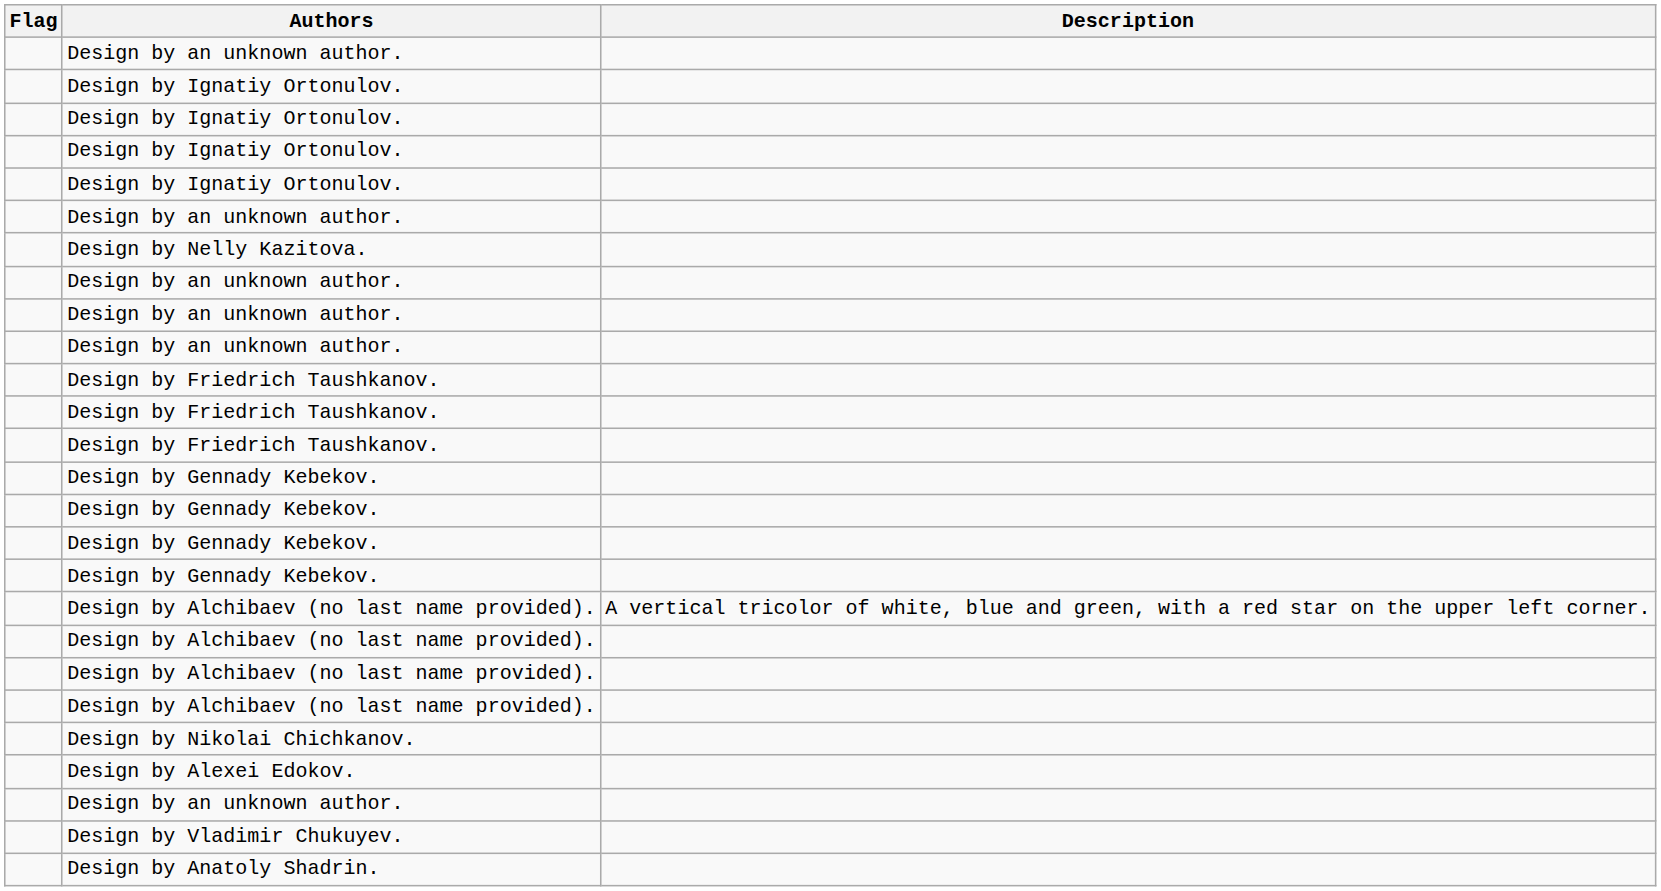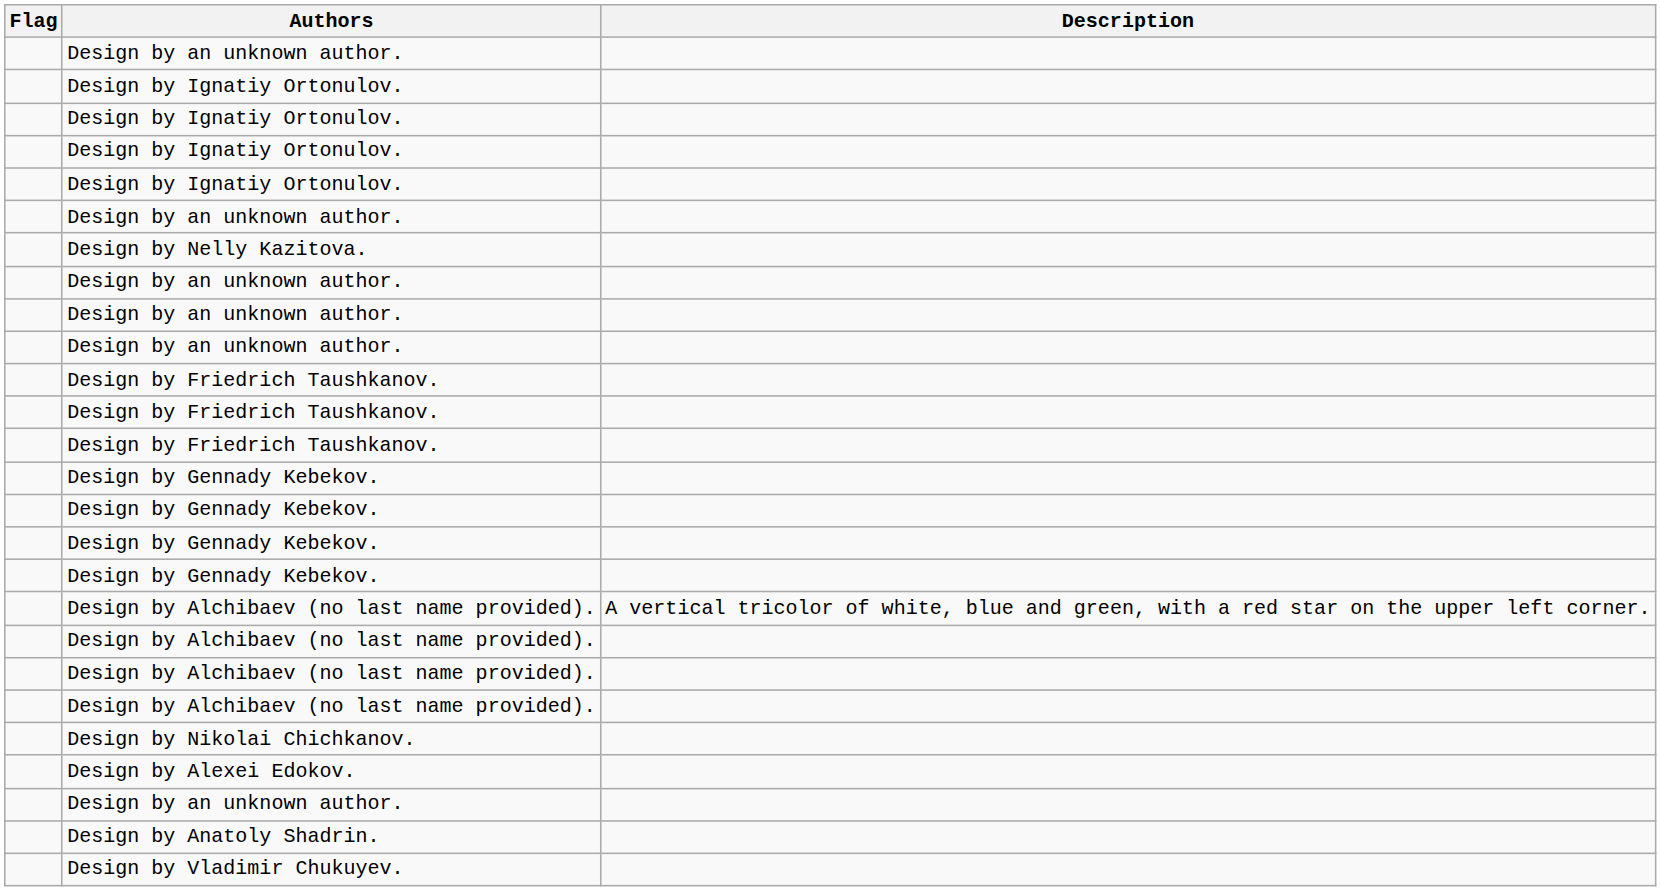rows swapped: (235, 837) <-> (223, 869)
